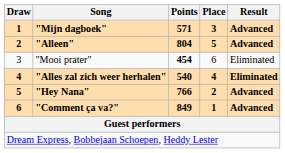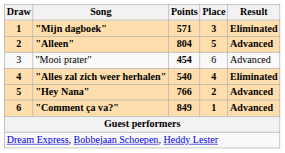(252, 28) Advanced -> (254, 28) Eliminated
(252, 60) Eliminated -> (250, 60) Advanced
